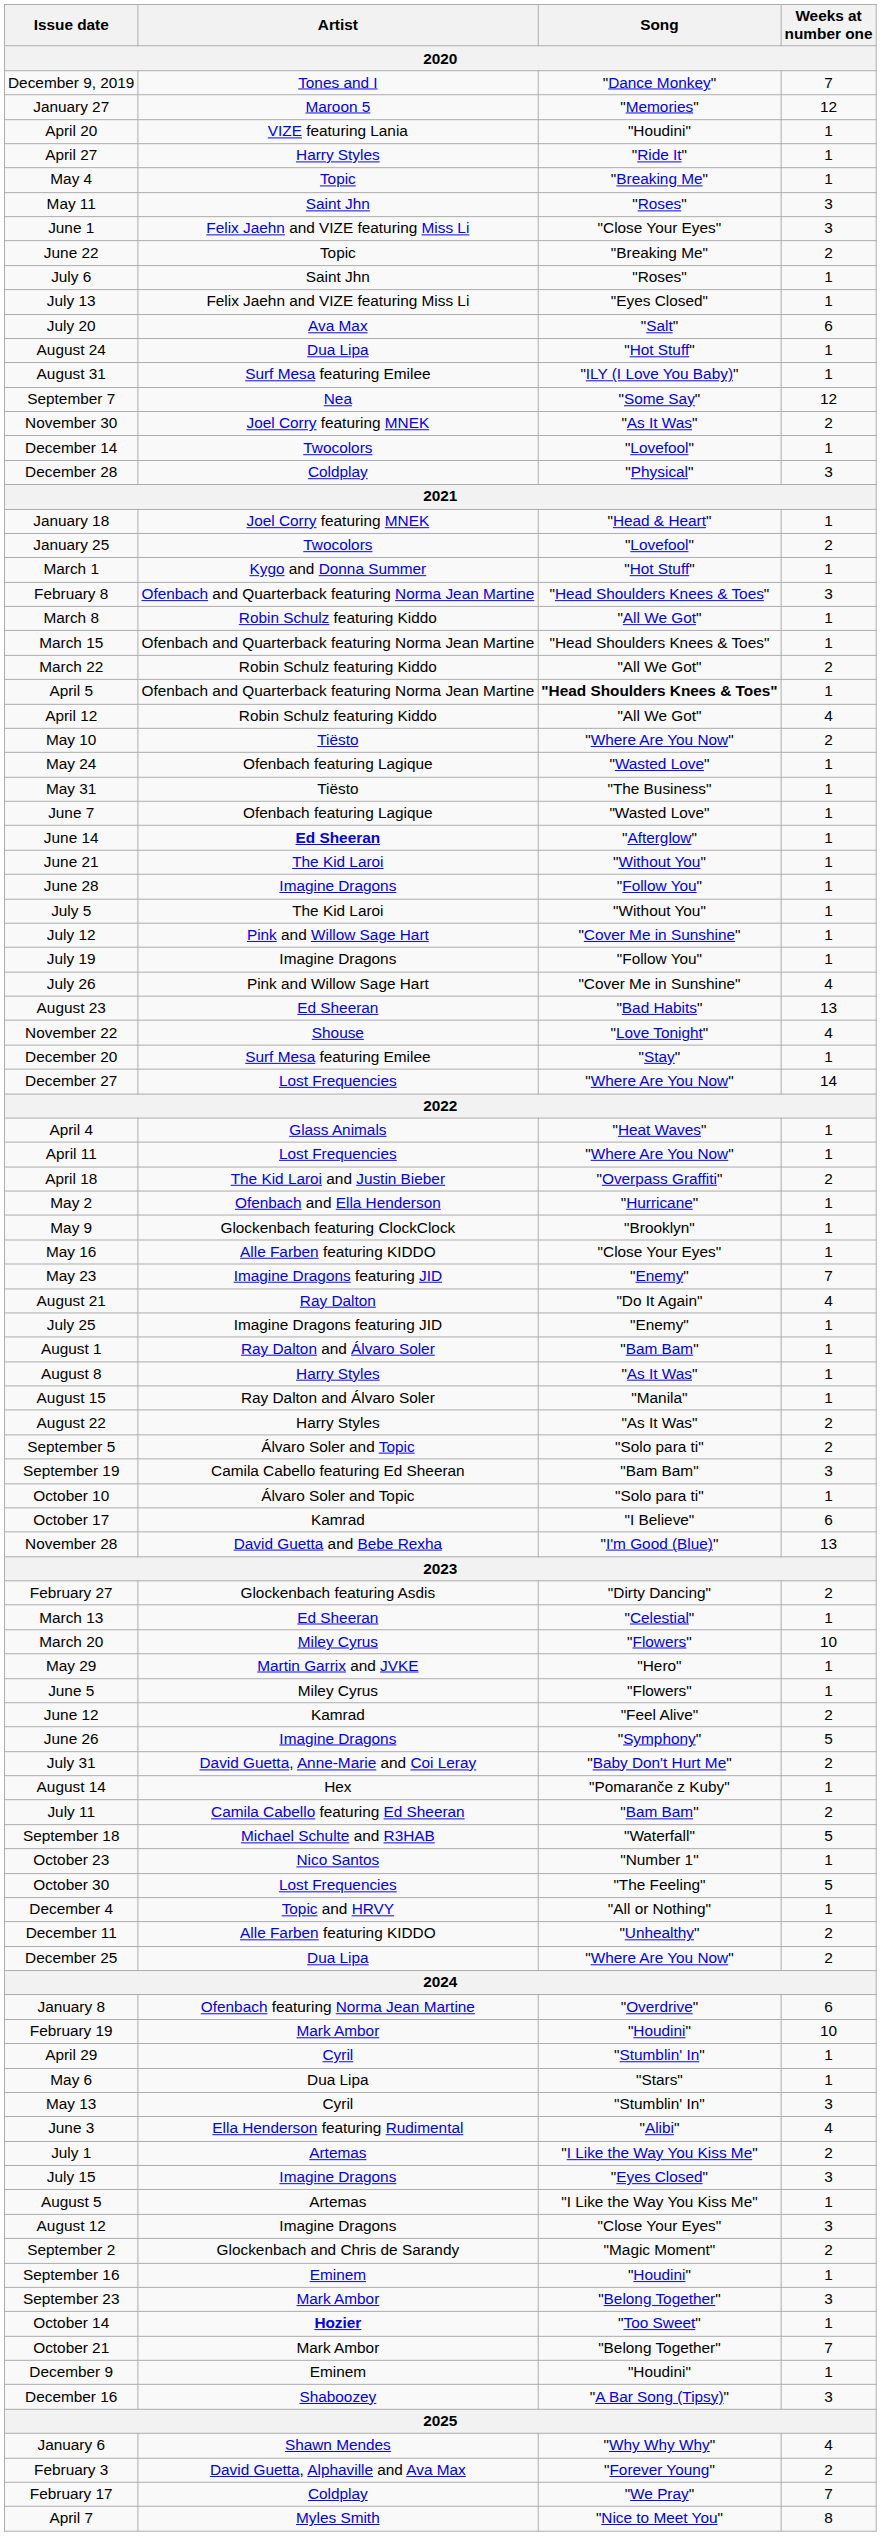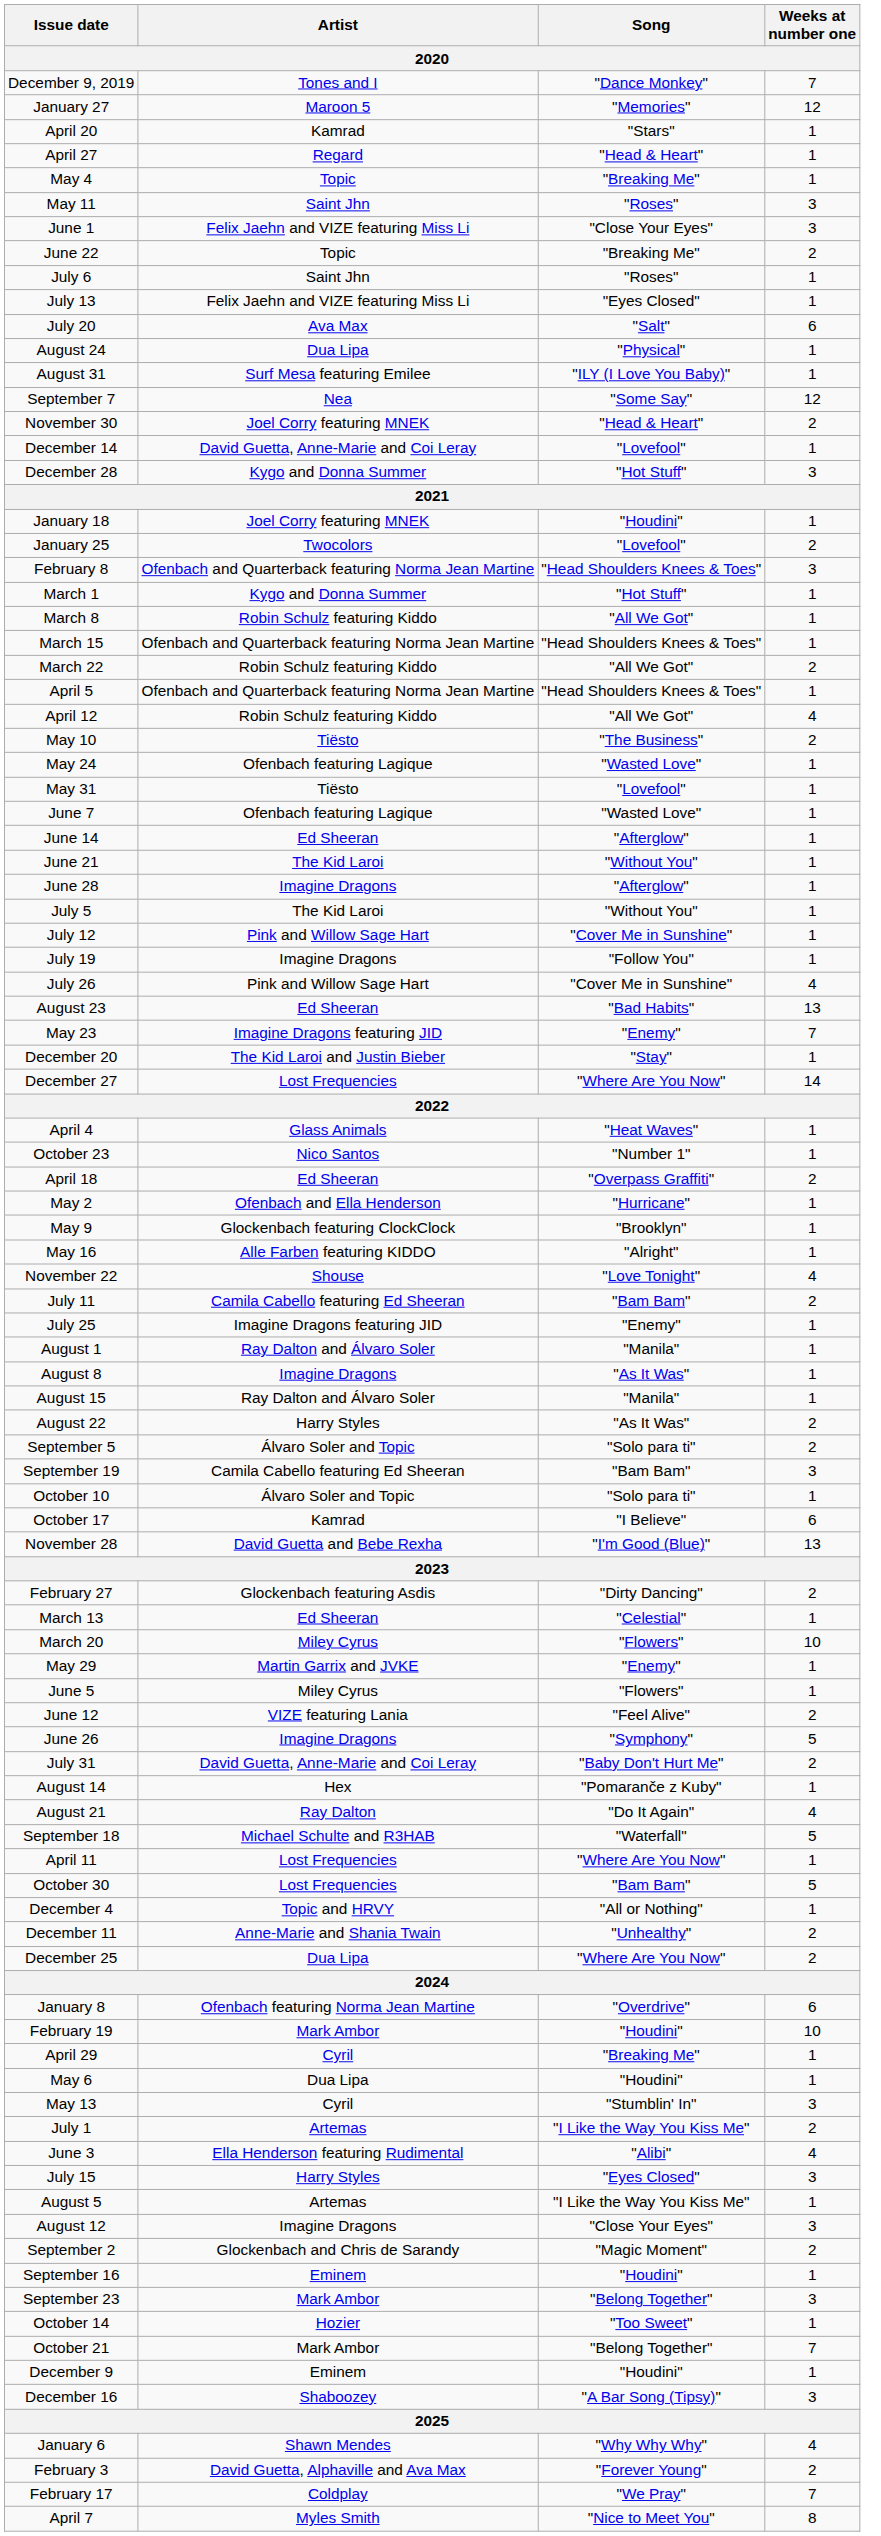(338, 131) VIZE featuring Lania -> (338, 131) Kamrad
(659, 131) "Houdini" -> (651, 131) "Stars"
(338, 155) Harry Styles -> (338, 155) Regard
(659, 155) "Ride It" -> (651, 155) "Head & Heart"
(659, 350) "Hot Stuff" -> (651, 350) "Physical"
(659, 423) "As It Was" -> (651, 423) "Head & Heart"
(338, 448) Twocolors -> (338, 448) David Guetta, Anne-Marie and Coi Leray
(338, 472) Coldplay -> (338, 472) Kygo and Donna Summer
(659, 472) "Physical" -> (651, 472) "Hot Stuff"
(659, 521) "Head & Heart" -> (651, 521) "Houdini"
rows swapped: (71, 594) <-> (71, 569)
(659, 691) bold -> (651, 691) normal
(659, 740) "Where Are You Now" -> (651, 740) "The Business"
(659, 789) "The Business" -> (651, 789) "Lovefool"
(338, 837) bold -> (338, 837) normal
(659, 886) "Follow You" -> (651, 886) "Afterglow"
rows swapped: (71, 1032) <-> (71, 1276)
(338, 1057) Surf Mesa featuring Emilee -> (338, 1057) The Kid Laroi and Justin Bieber
rows swapped: (71, 1154) <-> (71, 1860)
(338, 1178) The Kid Laroi and Justin Bieber -> (338, 1178) Ed Sheeran
(659, 1251) "Close Your Eyes" -> (651, 1251) "Alright"
rows swapped: (71, 1812) <-> (71, 1300)
(659, 1349) "Bam Bam" -> (651, 1349) "Manila"
(338, 1373) Harry Styles -> (338, 1373) Imagine Dragons
(659, 1666) "Hero" -> (651, 1666) "Enemy"
(338, 1714) Kamrad -> (338, 1714) VIZE featuring Lania
(659, 1885) "The Feeling" -> (651, 1885) "Bam Bam"
(338, 1934) Alle Farben featuring KIDDO -> (338, 1934) Anne-Marie and Shania Twain
(659, 2055) "Stumblin' In" -> (651, 2055) "Breaking Me"
(659, 2080) "Stars" -> (651, 2080) "Houdini"
rows swapped: (71, 2128) <-> (71, 2153)
(338, 2177) Imagine Dragons -> (338, 2177) Harry Styles
(338, 2323) bold -> (338, 2323) normal
